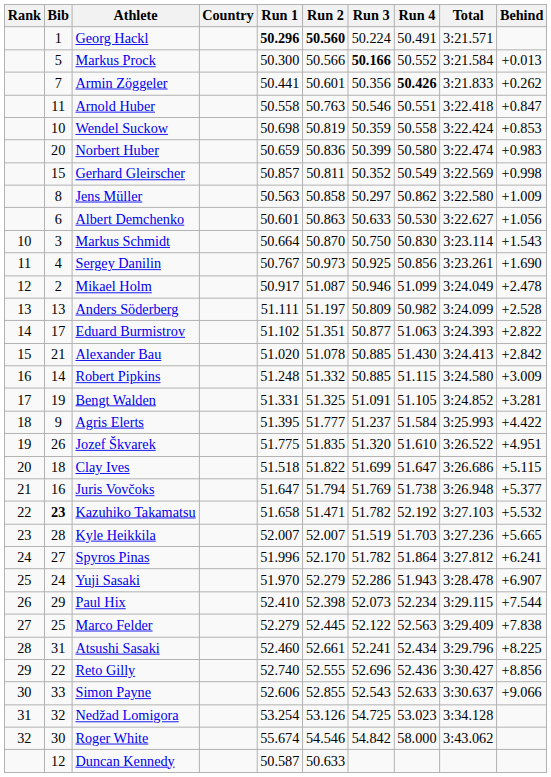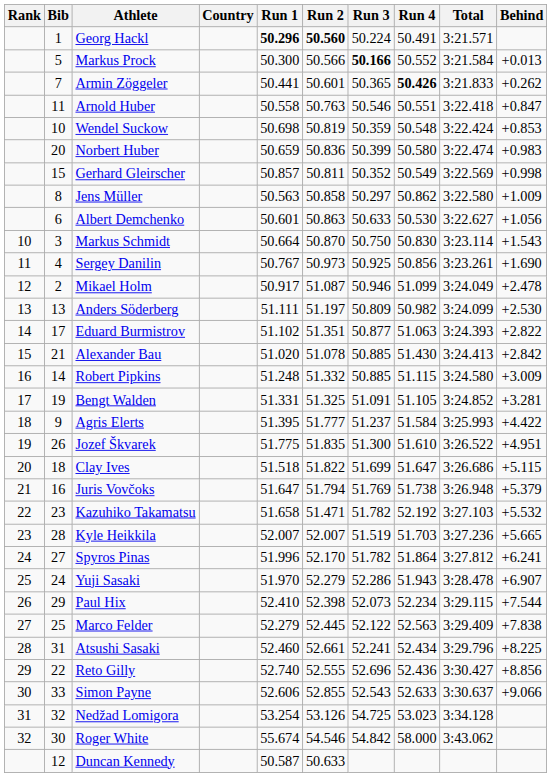(371, 83) 50.356 -> (371, 83) 50.365
(417, 128) 50.558 -> (417, 128) 50.548
(522, 309) +2.528 -> (522, 309) +2.530
(371, 444) 51.320 -> (371, 444) 51.300
(522, 490) +5.377 -> (522, 490) +5.379
(58, 512) bold -> (58, 512) normal
